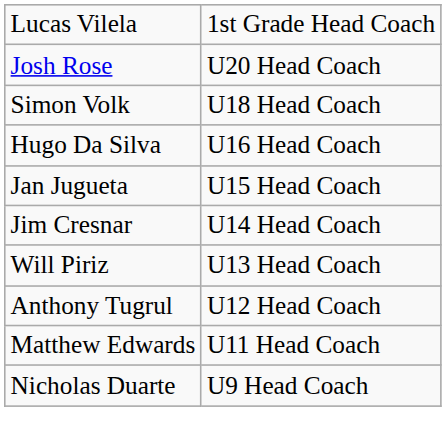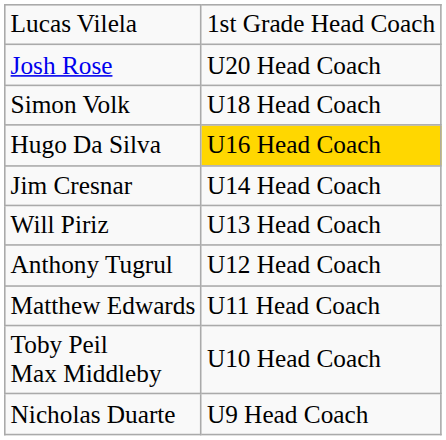(294, 144) no background -> (294, 144) gold background
- row: (69, 184)
+ row: (86, 359)
